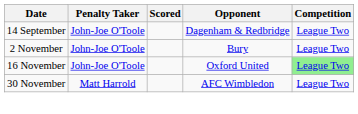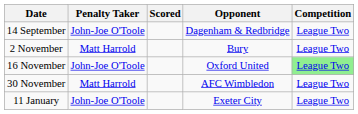(108, 48) John-Joe O'Toole -> (108, 48) Matt Harrold
+ row: (36, 101)
